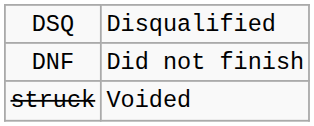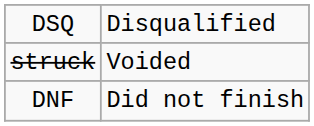rows swapped: (53, 62) <-> (53, 101)
